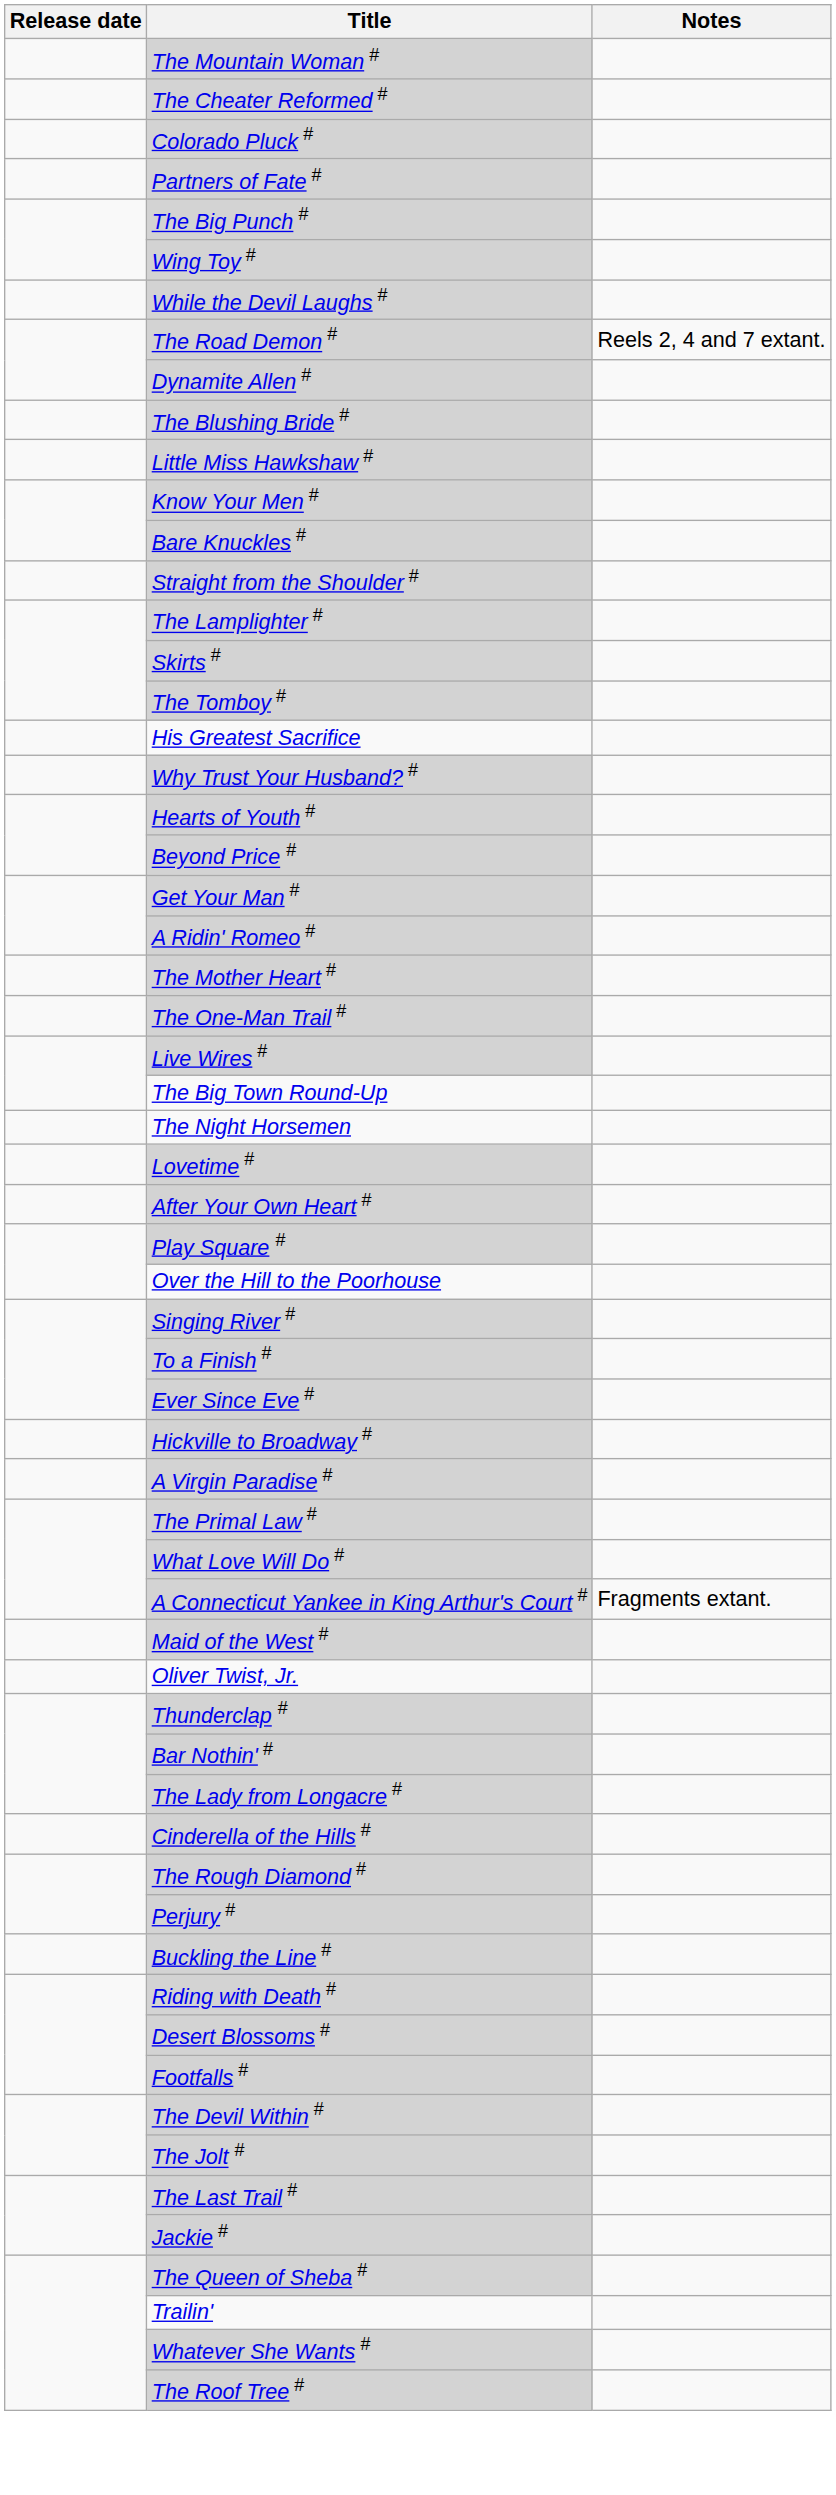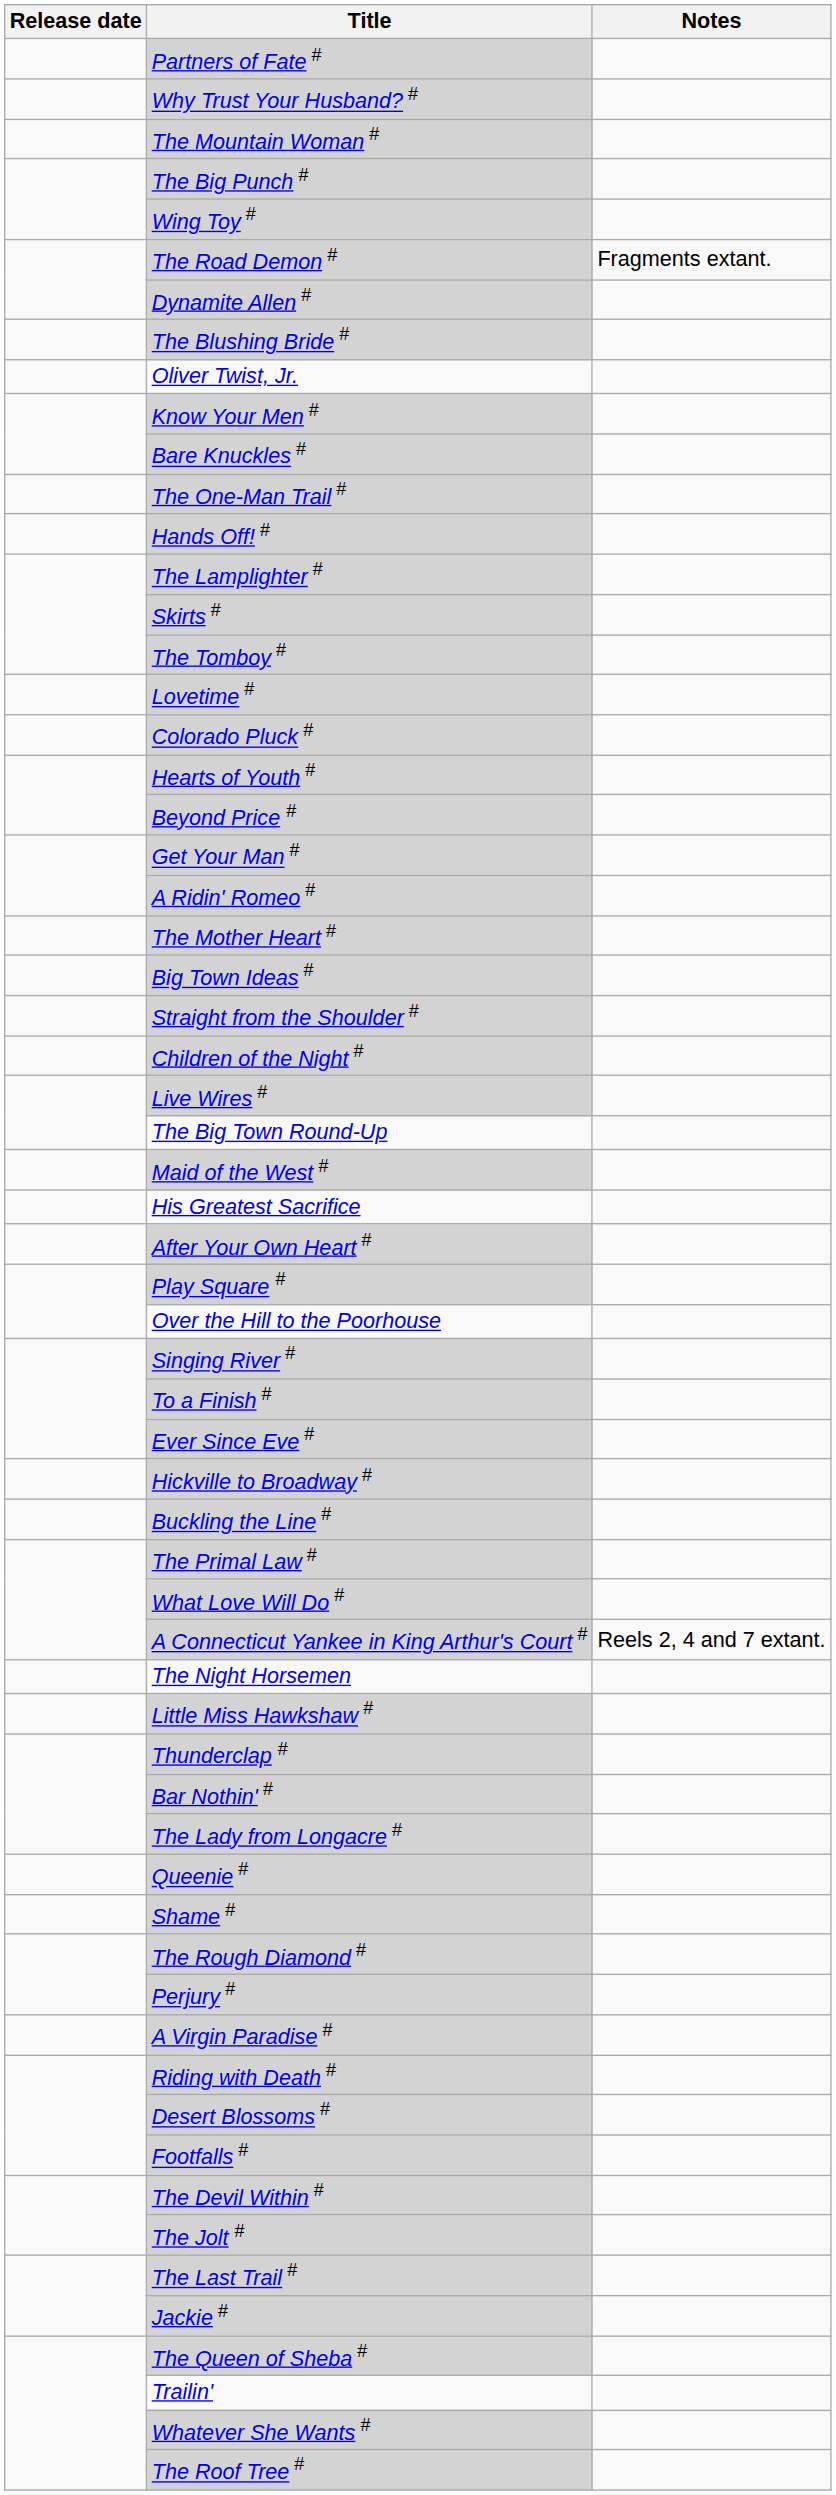rows swapped: (237, 179) <-> (265, 58)
- row: (270, 98)
rows swapped: (285, 774) <-> (232, 139)
- row: (270, 299)
(712, 339) Reels 2, 4 and 7 extant. -> (684, 259) Fragments extant.
rows swapped: (225, 1676) <-> (262, 459)
rows swapped: (249, 1015) <-> (285, 580)
+ row: (211, 534)
rows swapped: (256, 737) <-> (203, 1164)
+ row: (233, 975)
+ row: (258, 1055)
rows swapped: (240, 1639) <-> (251, 1126)
rows swapped: (242, 1479) <-> (241, 1954)
(684, 1599) Fragments extant. -> (712, 1639) Reels 2, 4 and 7 extant.
+ row: (200, 1874)
- row: (261, 1834)
+ row: (193, 1914)
